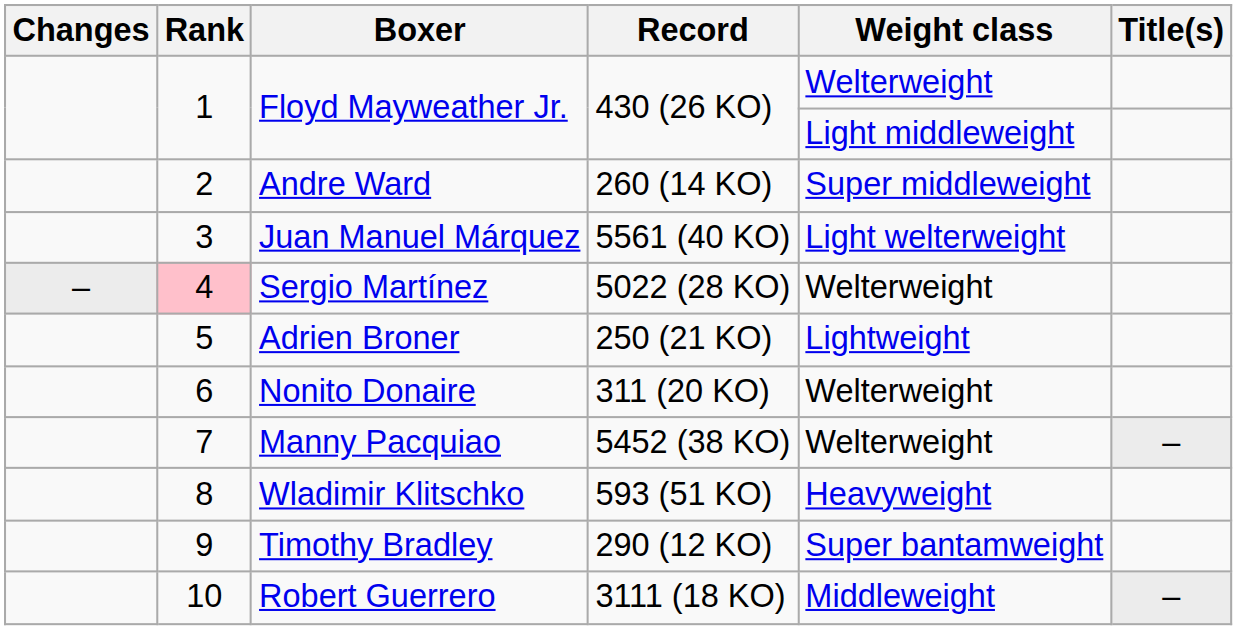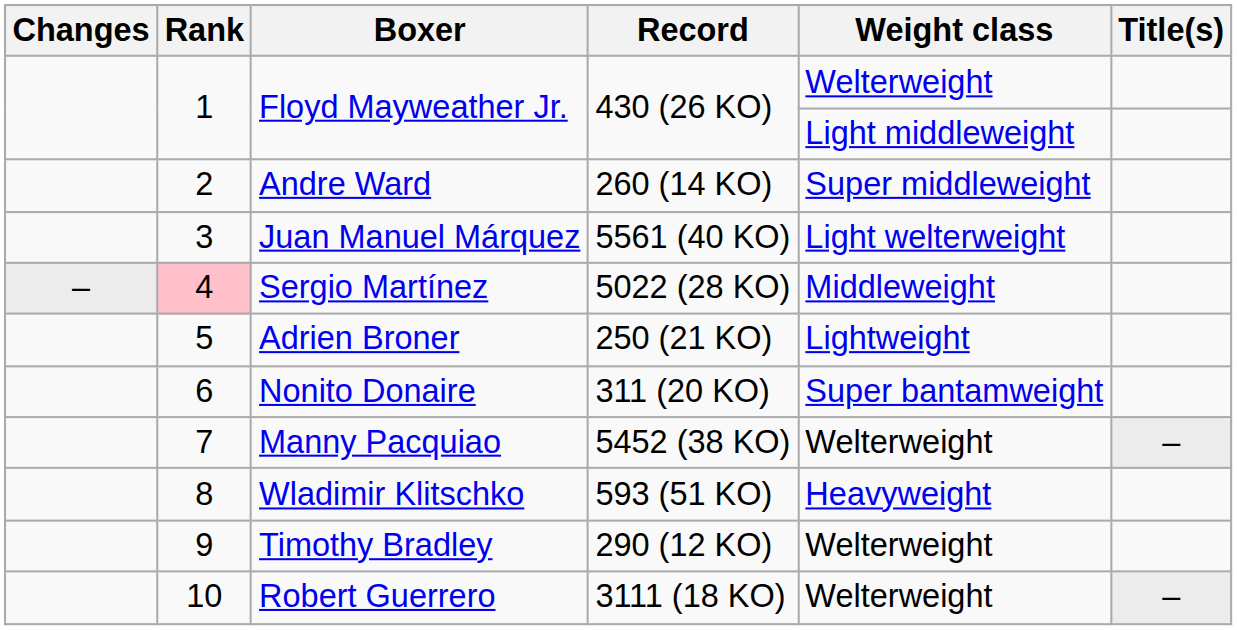(899, 287) Welterweight -> (900, 287) Middleweight
(899, 390) Welterweight -> (954, 390) Super bantamweight
(954, 545) Super bantamweight -> (899, 545) Welterweight
(900, 596) Middleweight -> (899, 596) Welterweight
